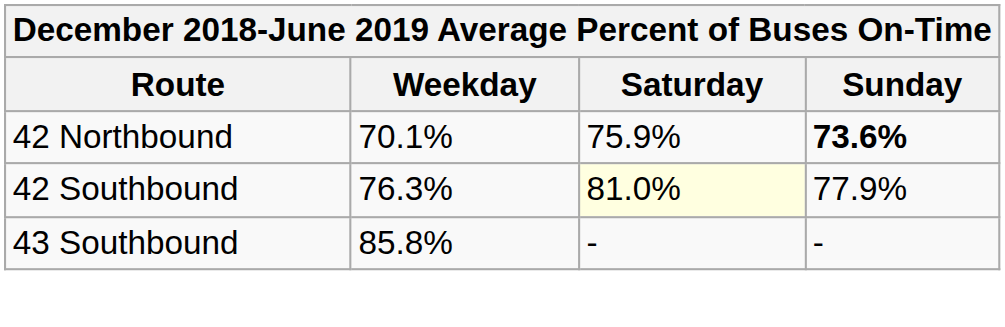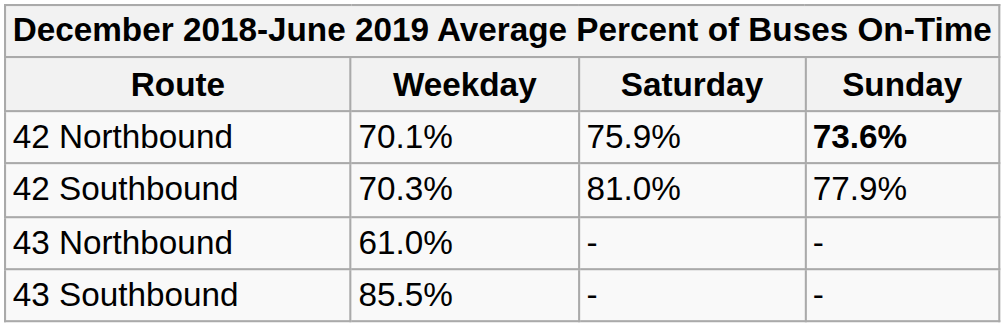(406, 189) 76.3% -> (406, 189) 70.3%
(634, 189) lightyellow background -> (634, 189) no background
+ row: (123, 242)
(406, 242) 85.8% -> (406, 294) 85.5%
